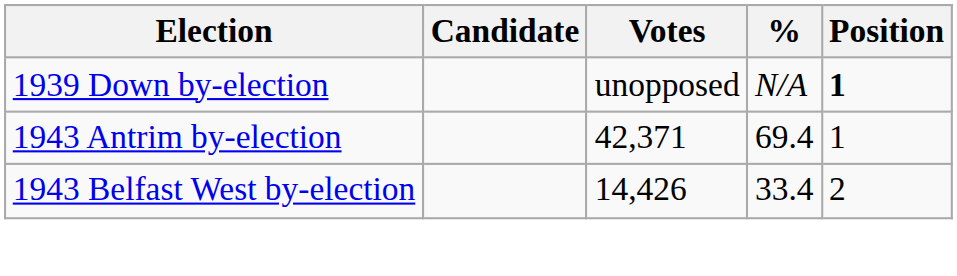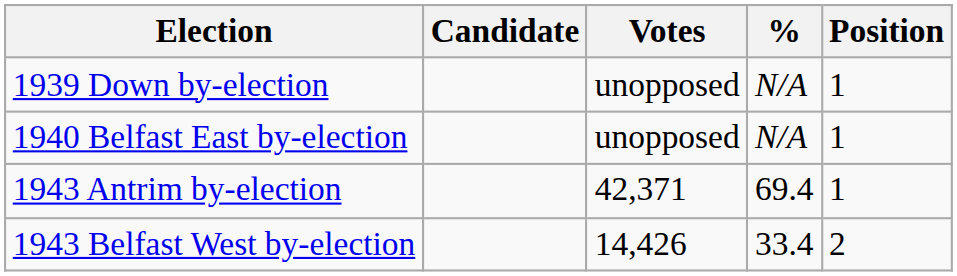(837, 84) bold -> (837, 84) normal
+ row: (210, 137)
